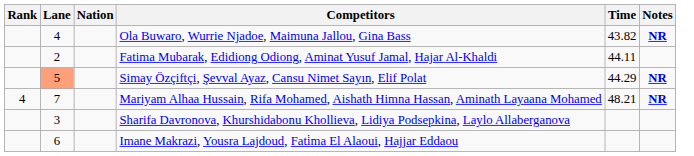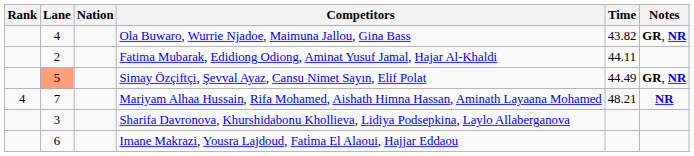(658, 36) NR -> (664, 36) GR, NR
(622, 78) 44.29 -> (622, 78) 44.49
(658, 78) NR -> (664, 78) GR, NR
